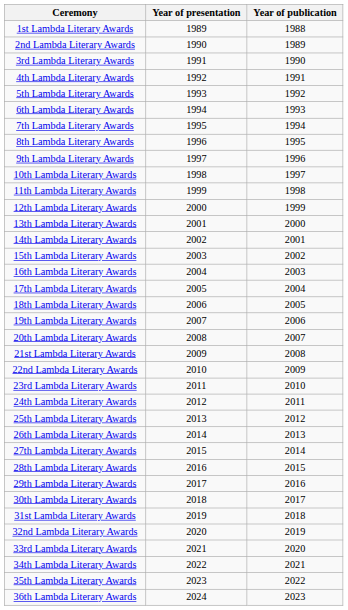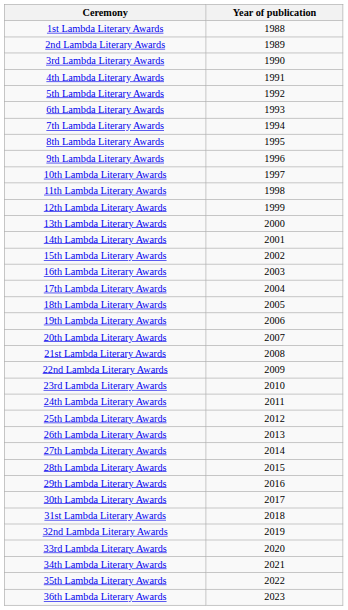- column: (196, 12)
